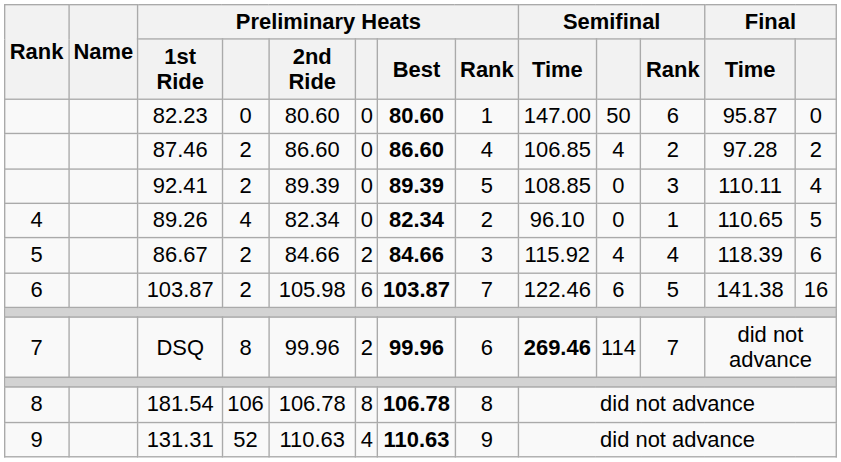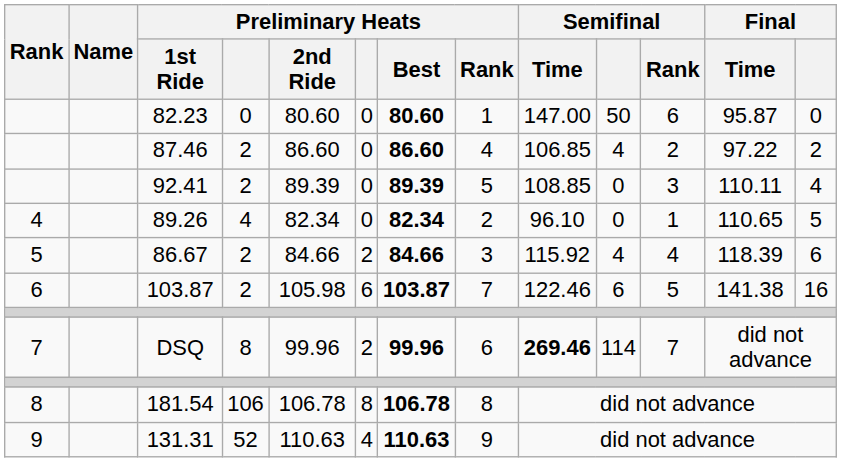(750, 150) 97.28 -> (750, 150) 97.22
